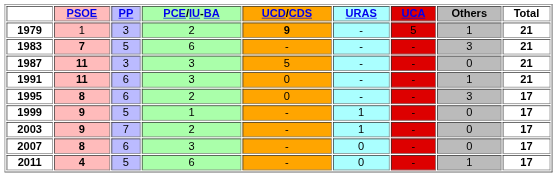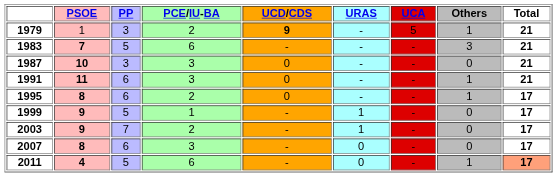(82, 63) 11 -> (82, 63) 10
(287, 63) 5 -> (287, 63) 0
(469, 96) 3 -> (469, 96) 1
(526, 162) no background -> (526, 162) lightsalmon background
